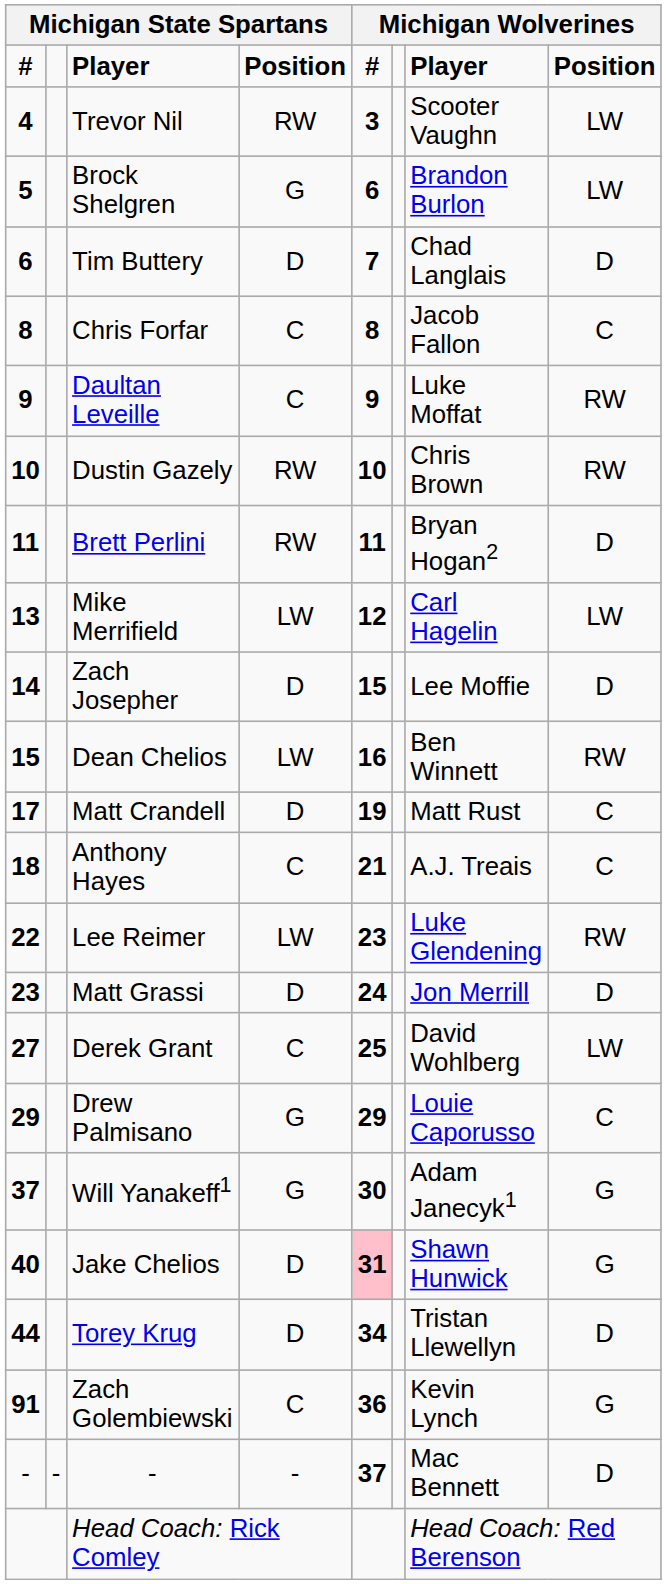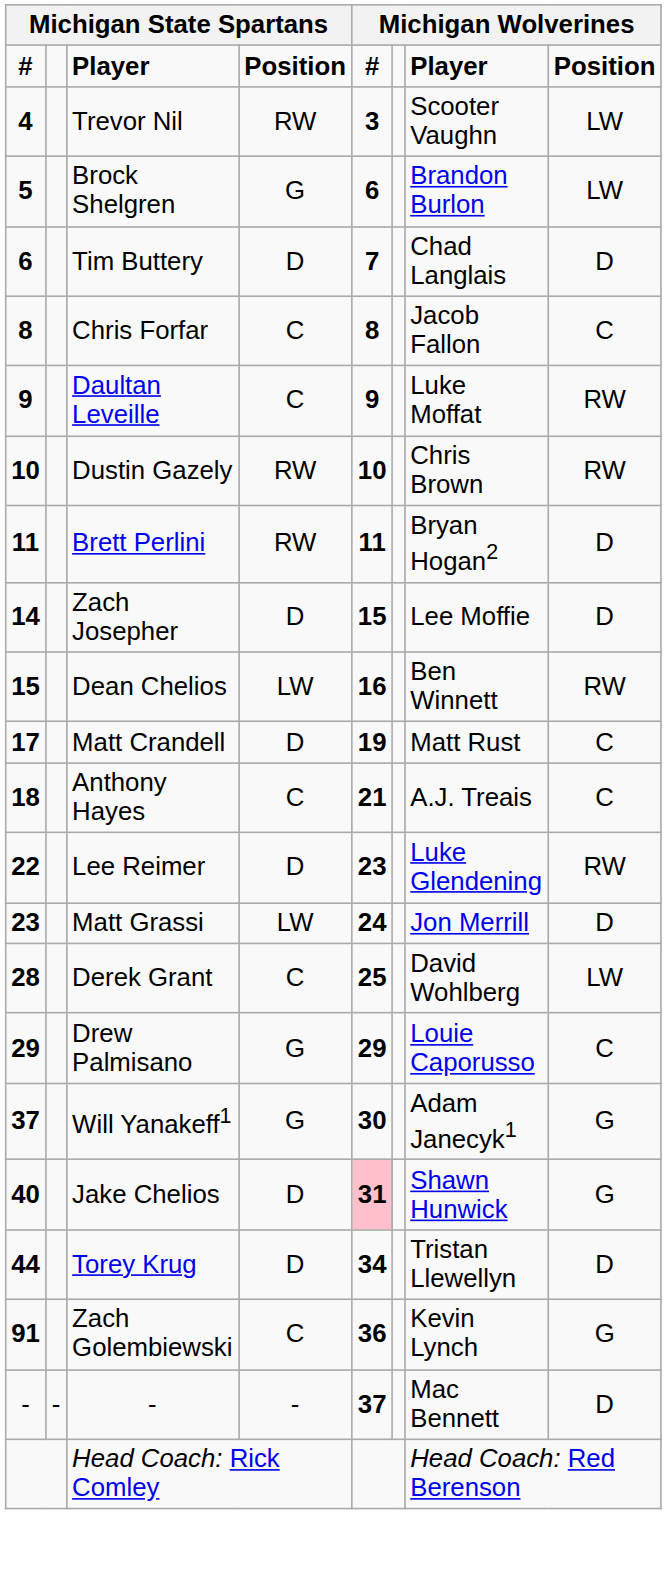- row: (125, 616)
(295, 937) LW -> (295, 867) D
(295, 992) D -> (295, 922) LW
(25, 1047) 27 -> (25, 977) 28
